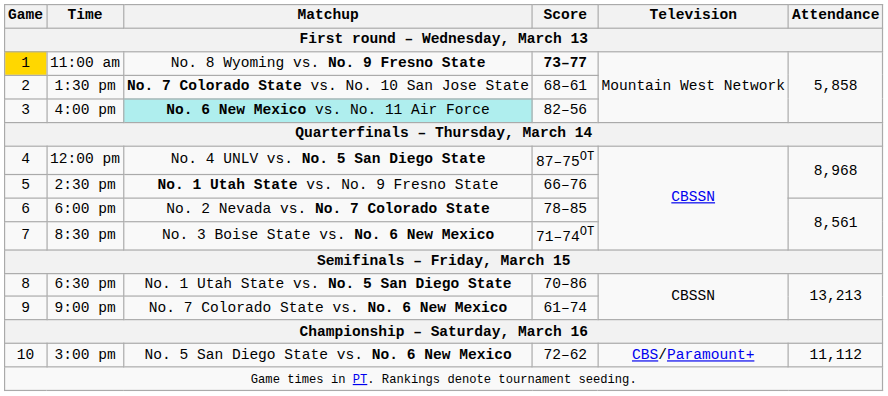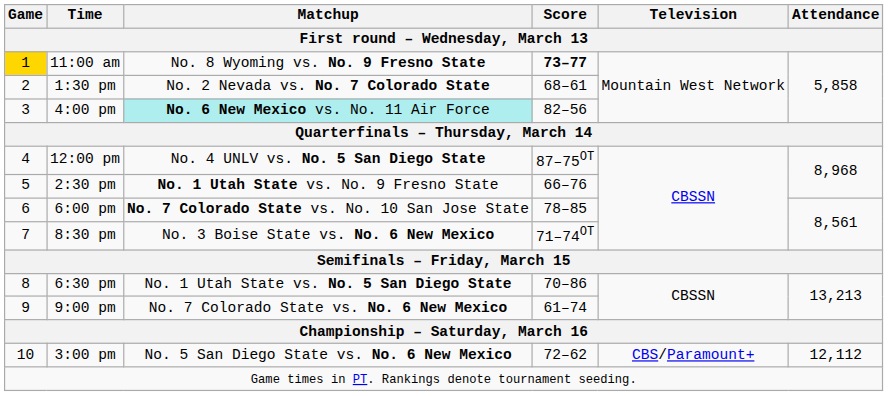(328, 87) No. 7 Colorado State vs. No. 10 San Jose State -> (328, 87) No. 2 Nevada vs. No. 7 Colorado State
(328, 210) No. 2 Nevada vs. No. 7 Colorado State -> (328, 210) No. 7 Colorado State vs. No. 10 San Jose State
(836, 356) 11,112 -> (836, 356) 12,112
